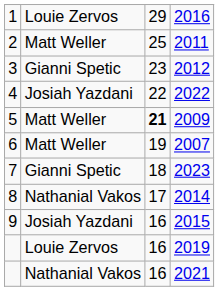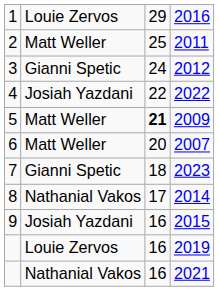(158, 68) 23 -> (158, 68) 24
(158, 145) 19 -> (158, 145) 20
